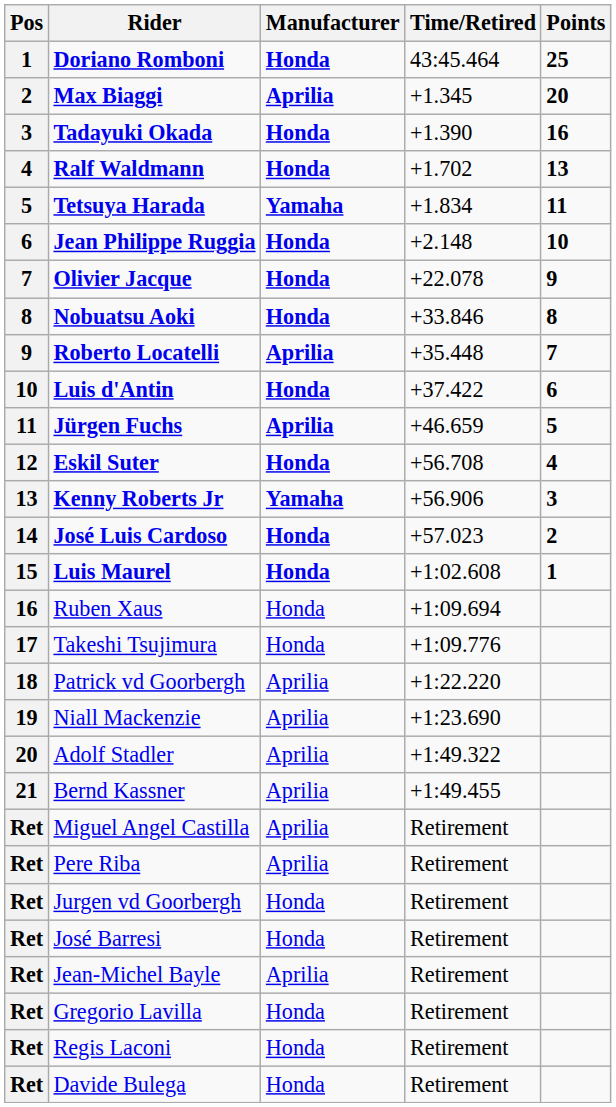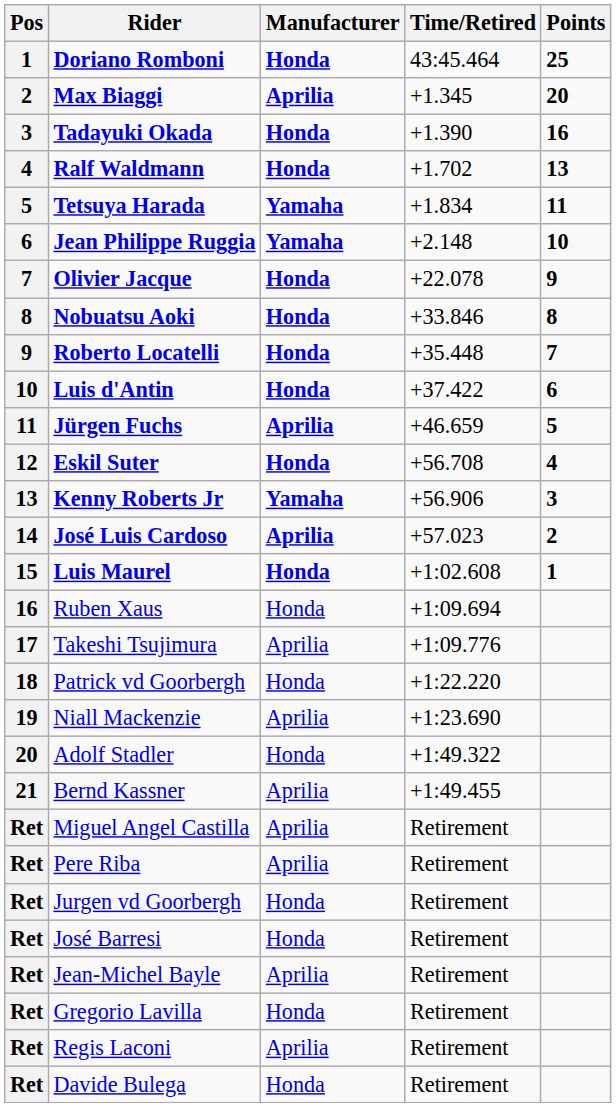(298, 242) Honda -> (305, 242) Yamaha
(300, 352) Aprilia -> (298, 352) Honda
(298, 535) Honda -> (300, 535) Aprilia
(295, 645) Honda -> (297, 645) Aprilia
(297, 681) Aprilia -> (295, 681) Honda
(297, 754) Aprilia -> (295, 754) Honda
(295, 1047) Honda -> (297, 1047) Aprilia
